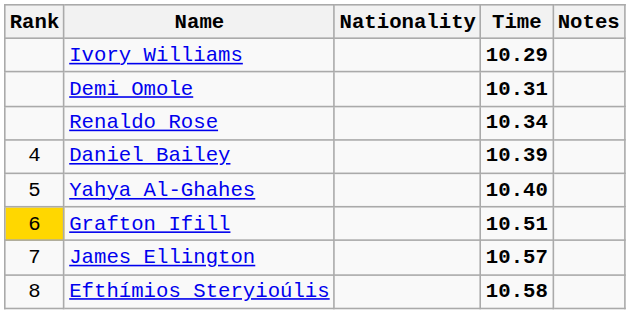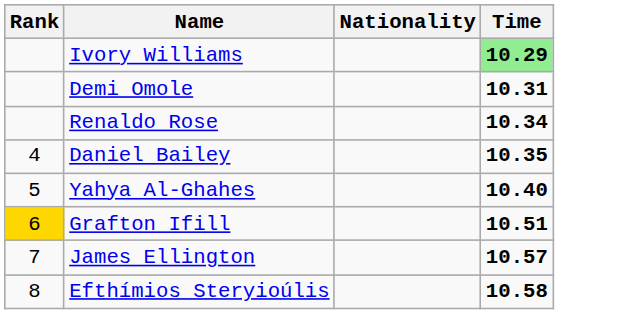- column: (589, 22)
(517, 55) no background -> (517, 55) lightgreen background
(517, 156) 10.39 -> (517, 156) 10.35
